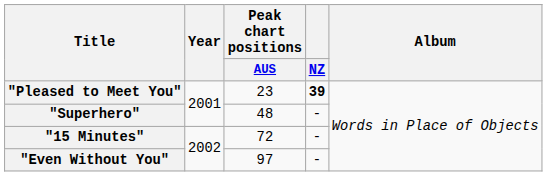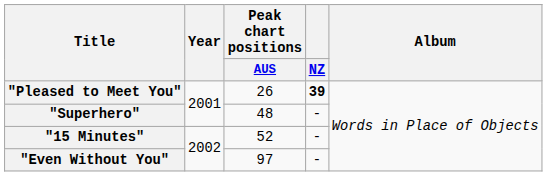(265, 92) 23 -> (265, 92) 26
(265, 137) 72 -> (265, 137) 52
